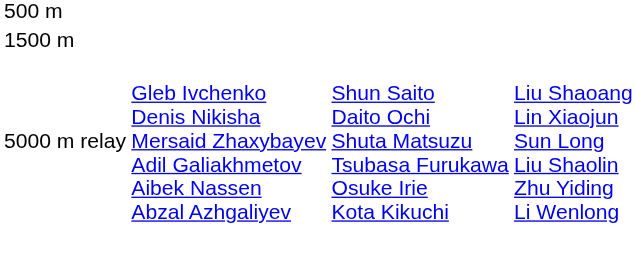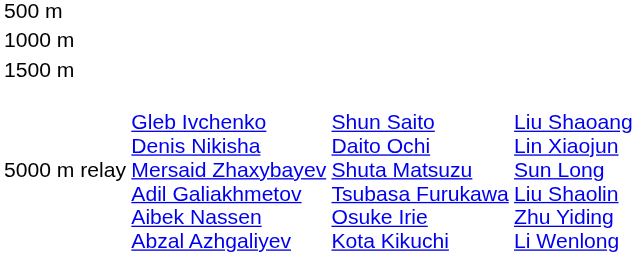+ row: (39, 40)
